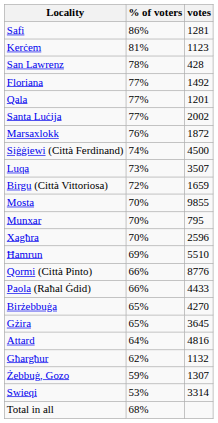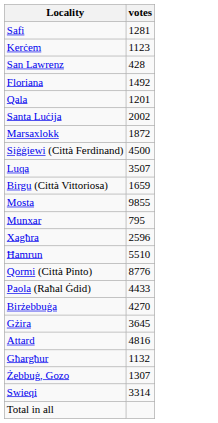- column: (155, 13)
